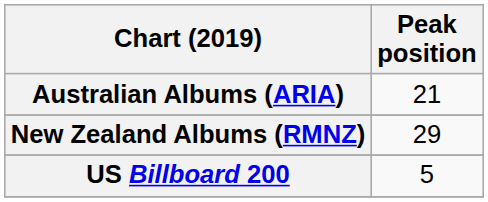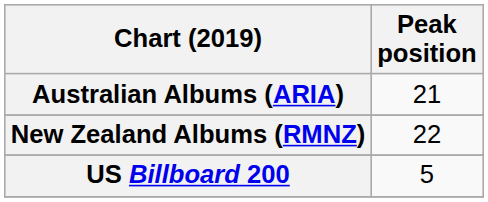(427, 134) 29 -> (427, 134) 22
